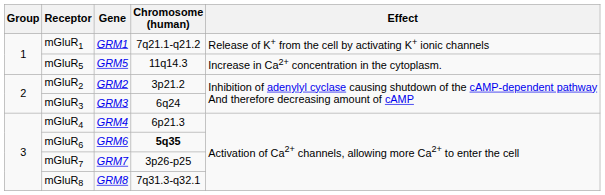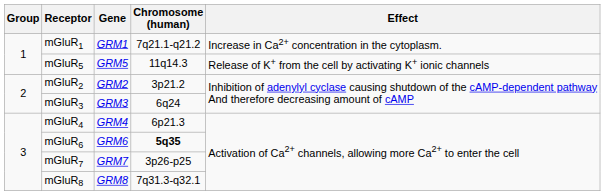(349, 44) Release of K+ from the cell by activating K+ ionic channels -> (325, 44) Increase in Ca2+ concentration in the cytoplasm.
(325, 64) Increase in Ca2+ concentration in the cytoplasm. -> (349, 64) Release of K+ from the cell by activating K+ ionic channels
